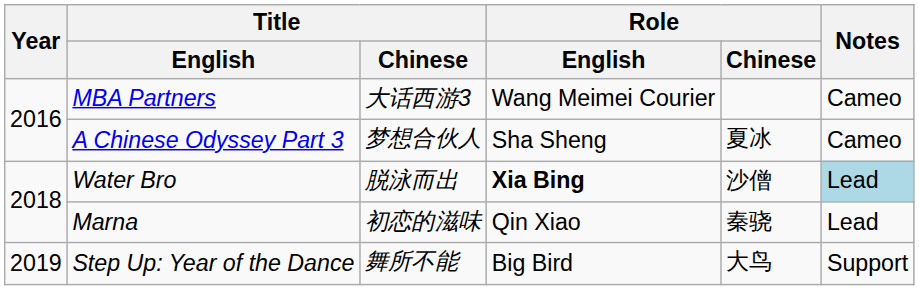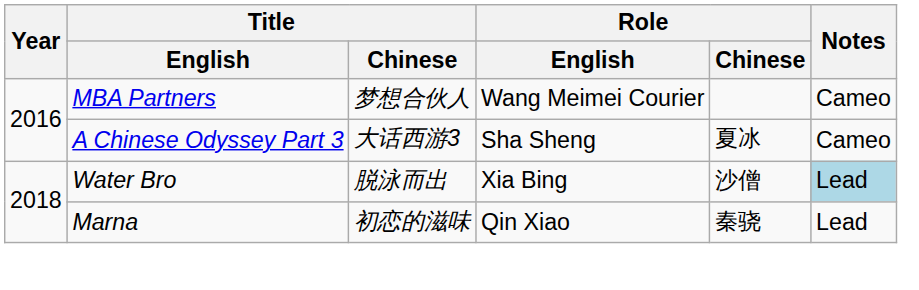(418, 97) 大话西游3 -> (412, 97) 梦想合伙人
(423, 139) 梦想合伙人 -> (407, 139) 大话西游3
(538, 180) bold -> (524, 180) normal
- row: (213, 263)
